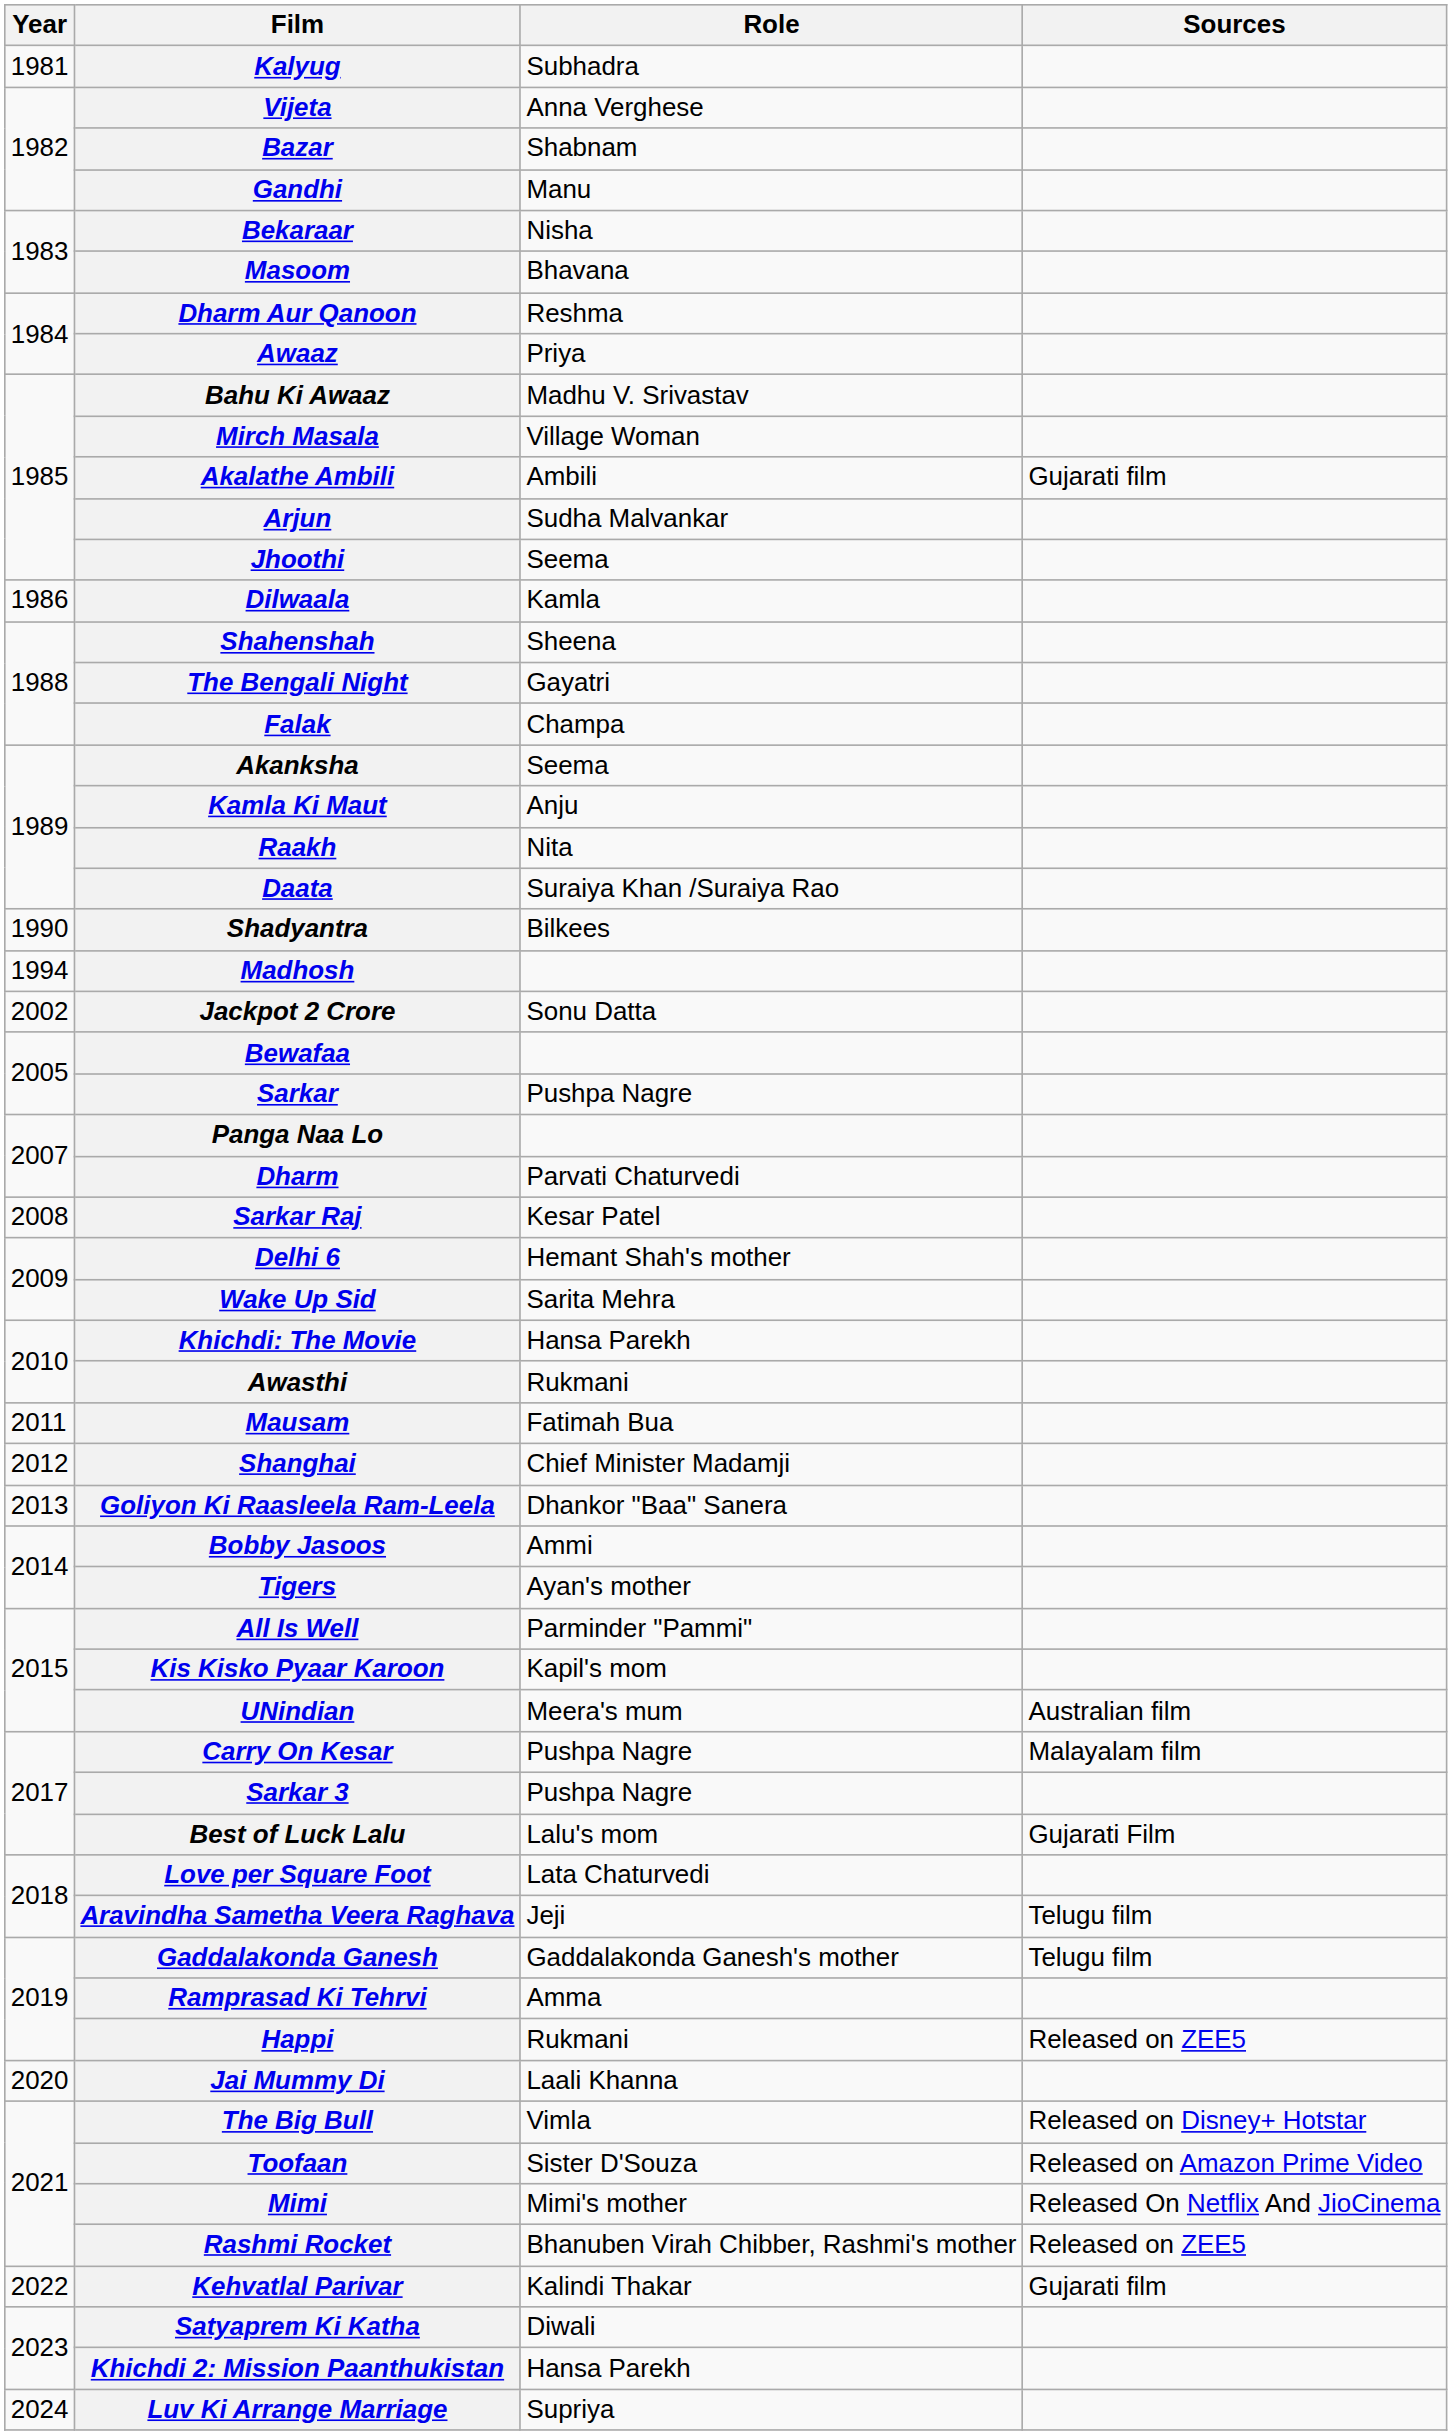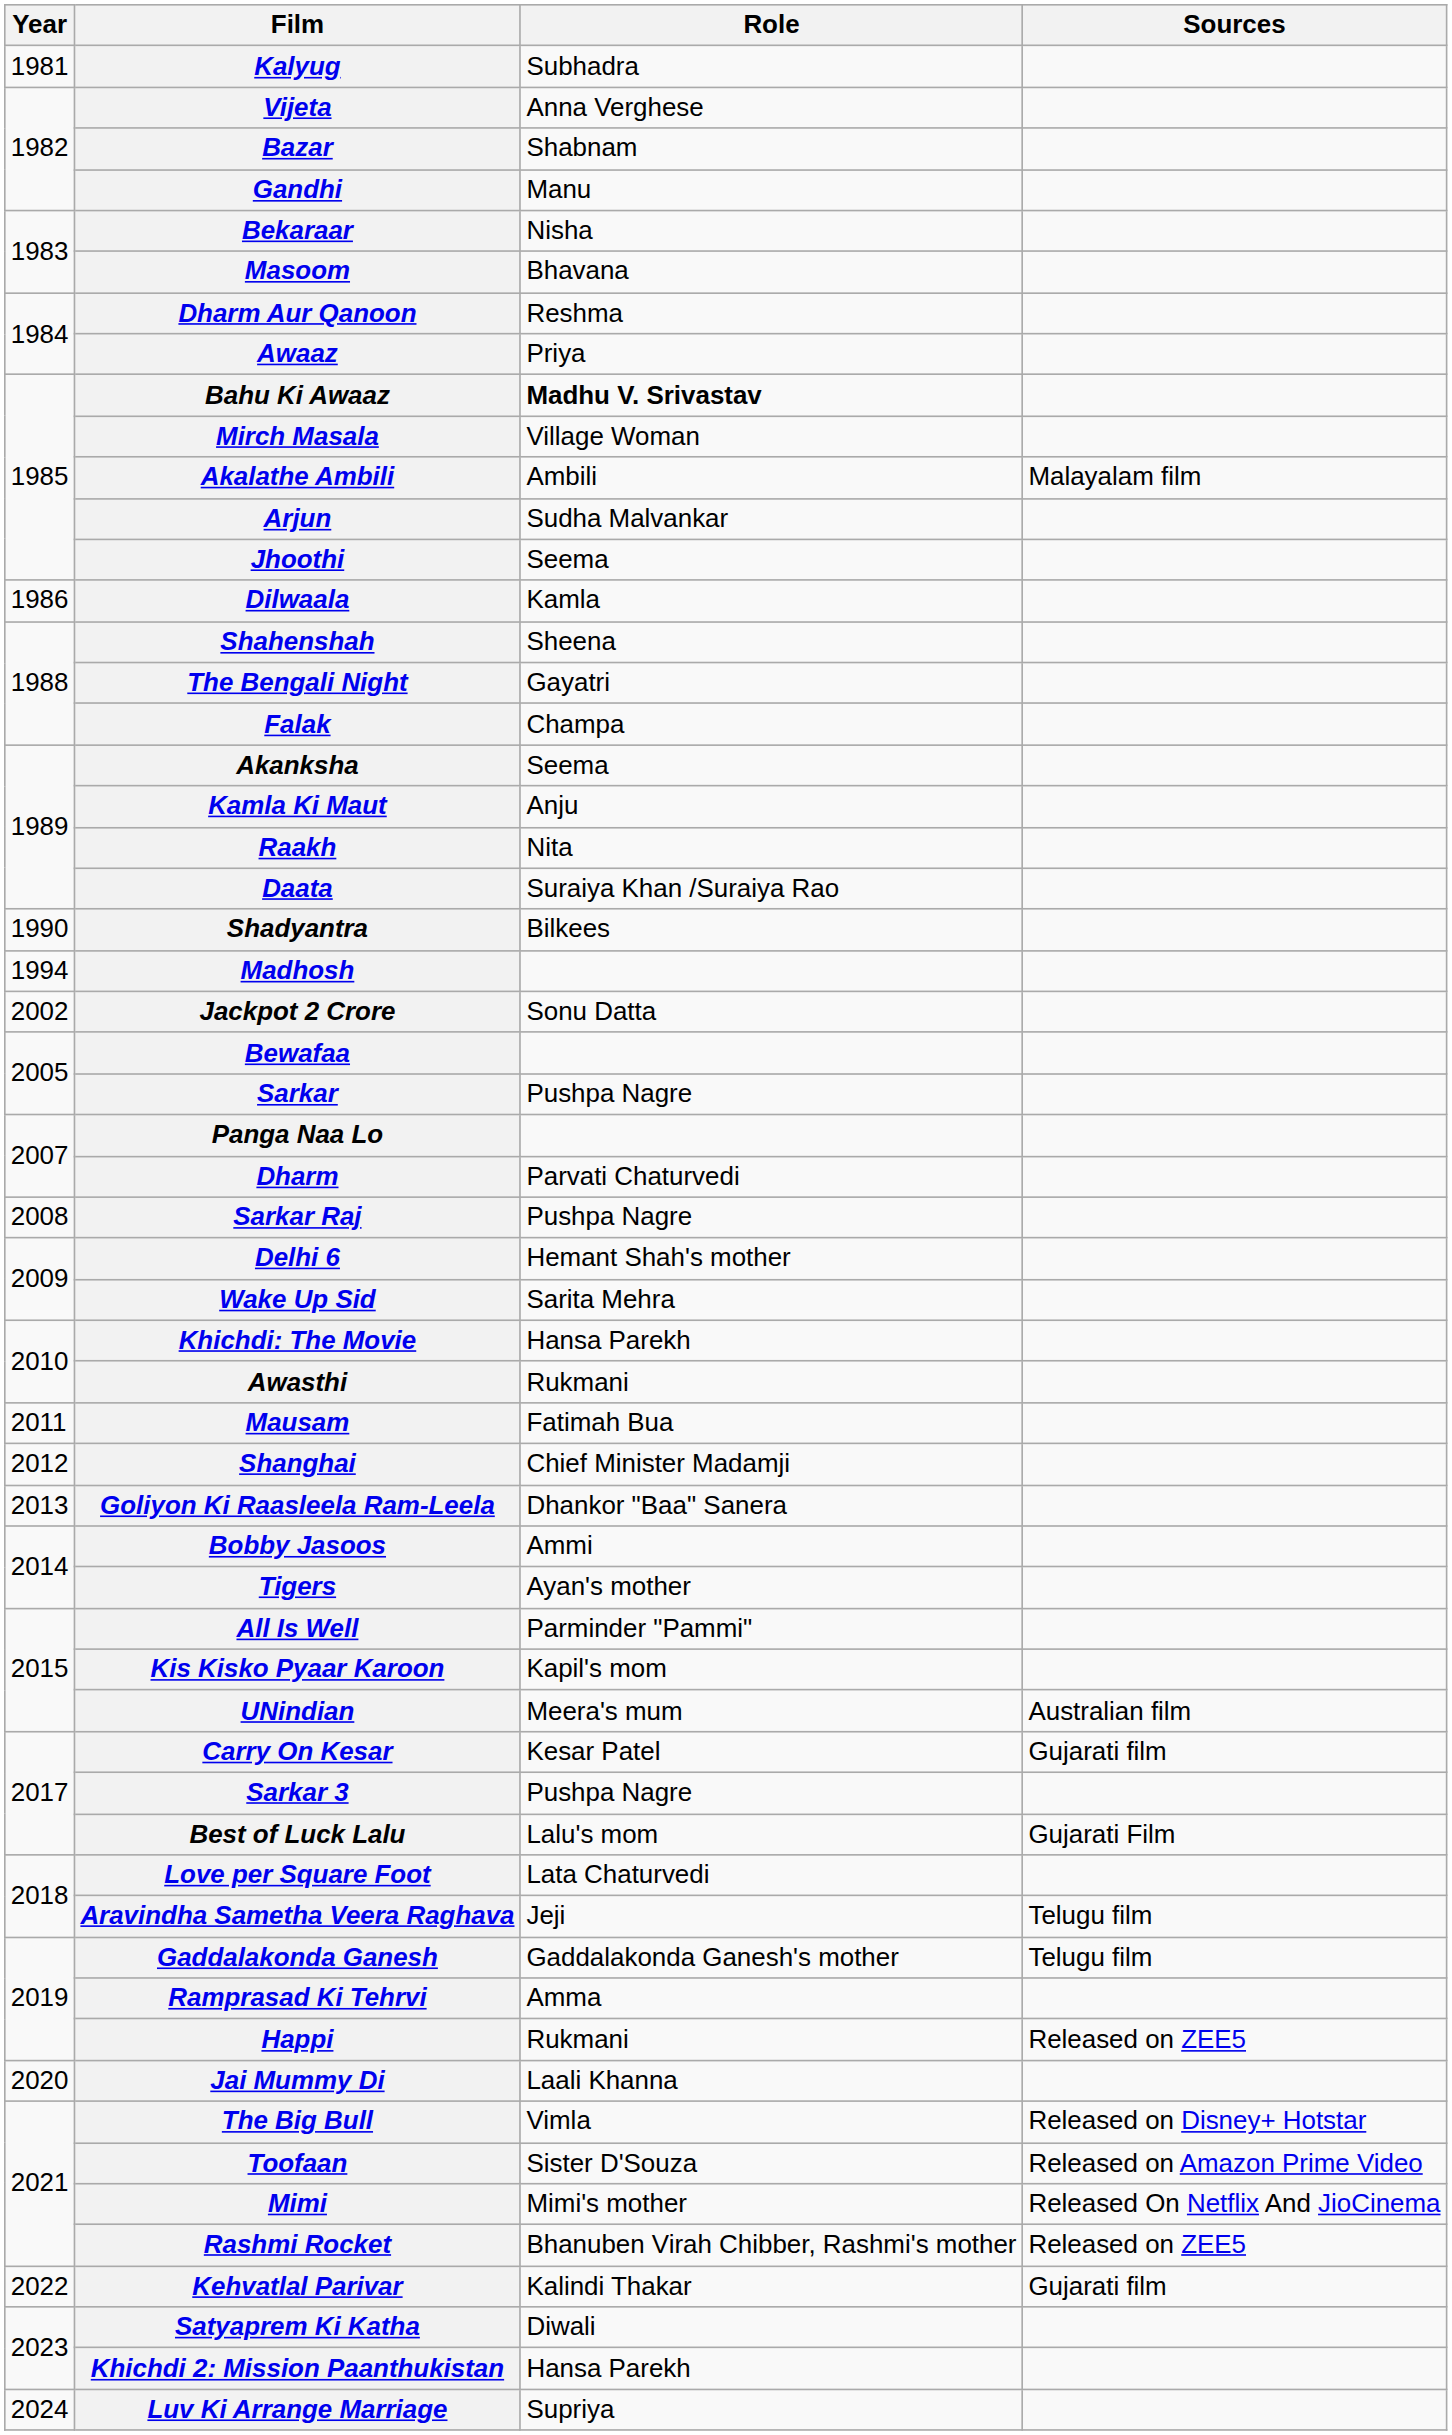(638, 395) normal -> (644, 395) bold
(1098, 477) Gujarati film -> (1115, 477) Malayalam film
(593, 1217) Kesar Patel -> (609, 1217) Pushpa Nagre
(609, 1751) Pushpa Nagre -> (593, 1751) Kesar Patel
(1115, 1751) Malayalam film -> (1098, 1751) Gujarati film
